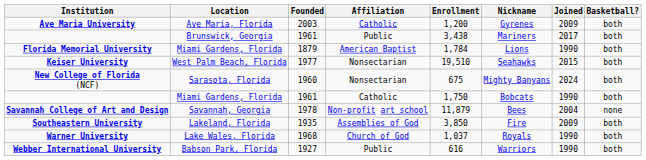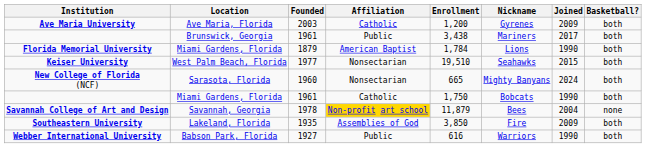(456, 80) 675 -> (456, 80) 665
(378, 110) no background -> (378, 110) gold background
- row: (87, 136)
